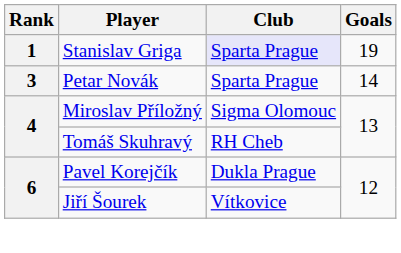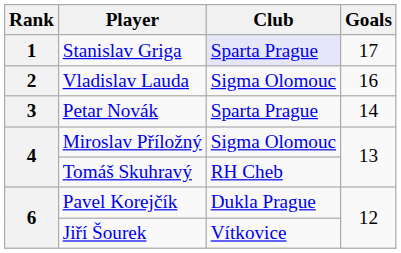(368, 50) 19 -> (368, 50) 17
+ row: (126, 80)
